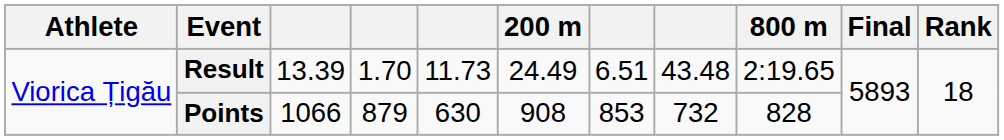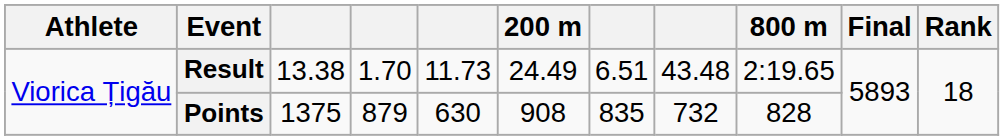(311, 71) 13.39 -> (311, 71) 13.38
(311, 114) 1066 -> (311, 114) 1375
(622, 114) 853 -> (622, 114) 835
